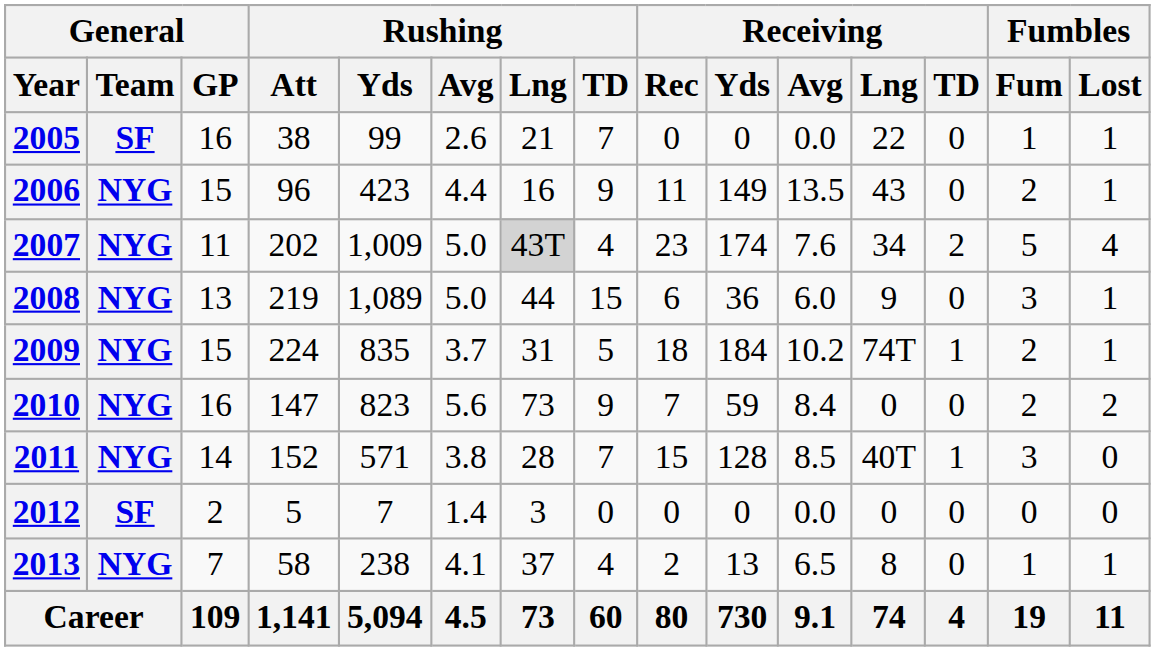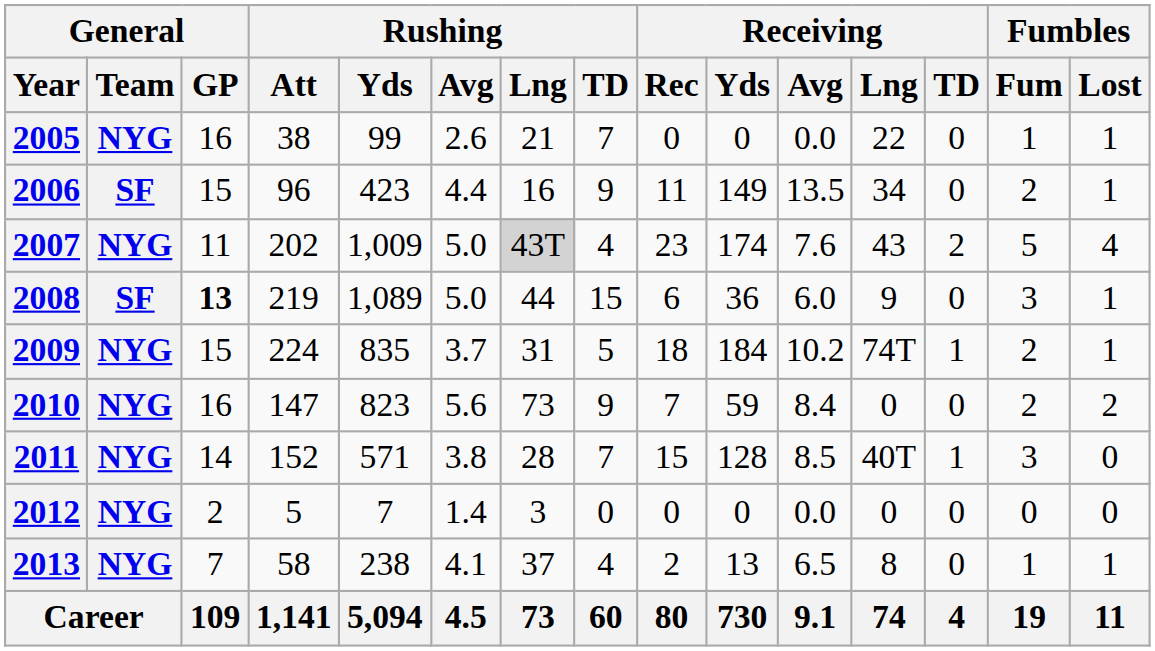(135, 137) SF -> (135, 137) NYG
(135, 191) NYG -> (135, 191) SF
(889, 191) 43 -> (889, 191) 34
(889, 244) 34 -> (889, 244) 43
(135, 297) NYG -> (135, 297) SF
(215, 297) normal -> (215, 297) bold
(135, 510) SF -> (135, 510) NYG
